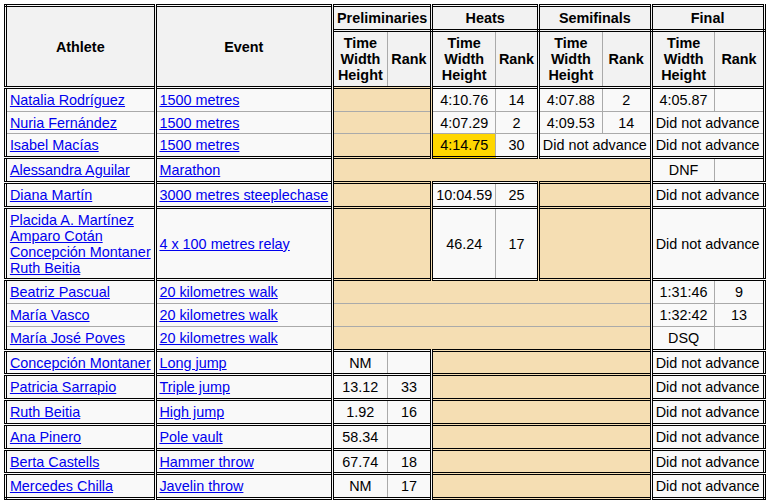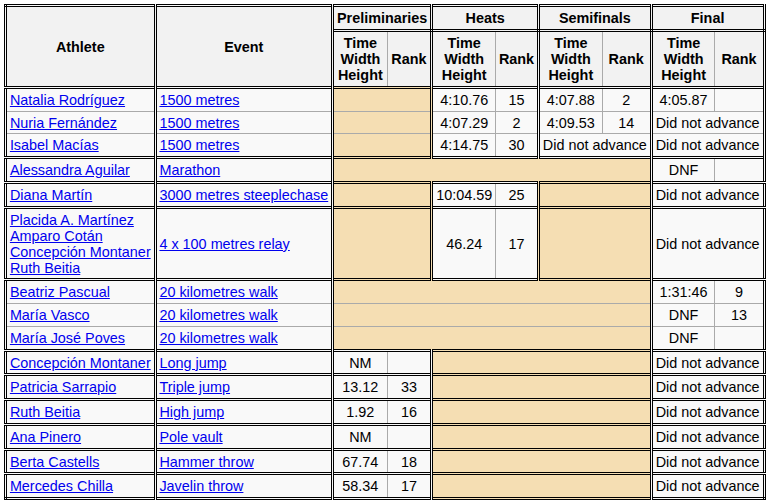(517, 100) 14 -> (517, 100) 15
(464, 145) gold background -> (464, 145) no background
(684, 315) 1:32:42 -> (684, 315) DNF
(684, 338) DSQ -> (684, 338) DNF
(360, 437) 58.34 -> (360, 437) NM
(360, 486) NM -> (360, 486) 58.34
